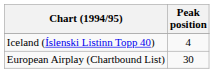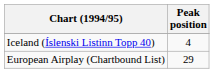(188, 59) 30 -> (188, 59) 29
